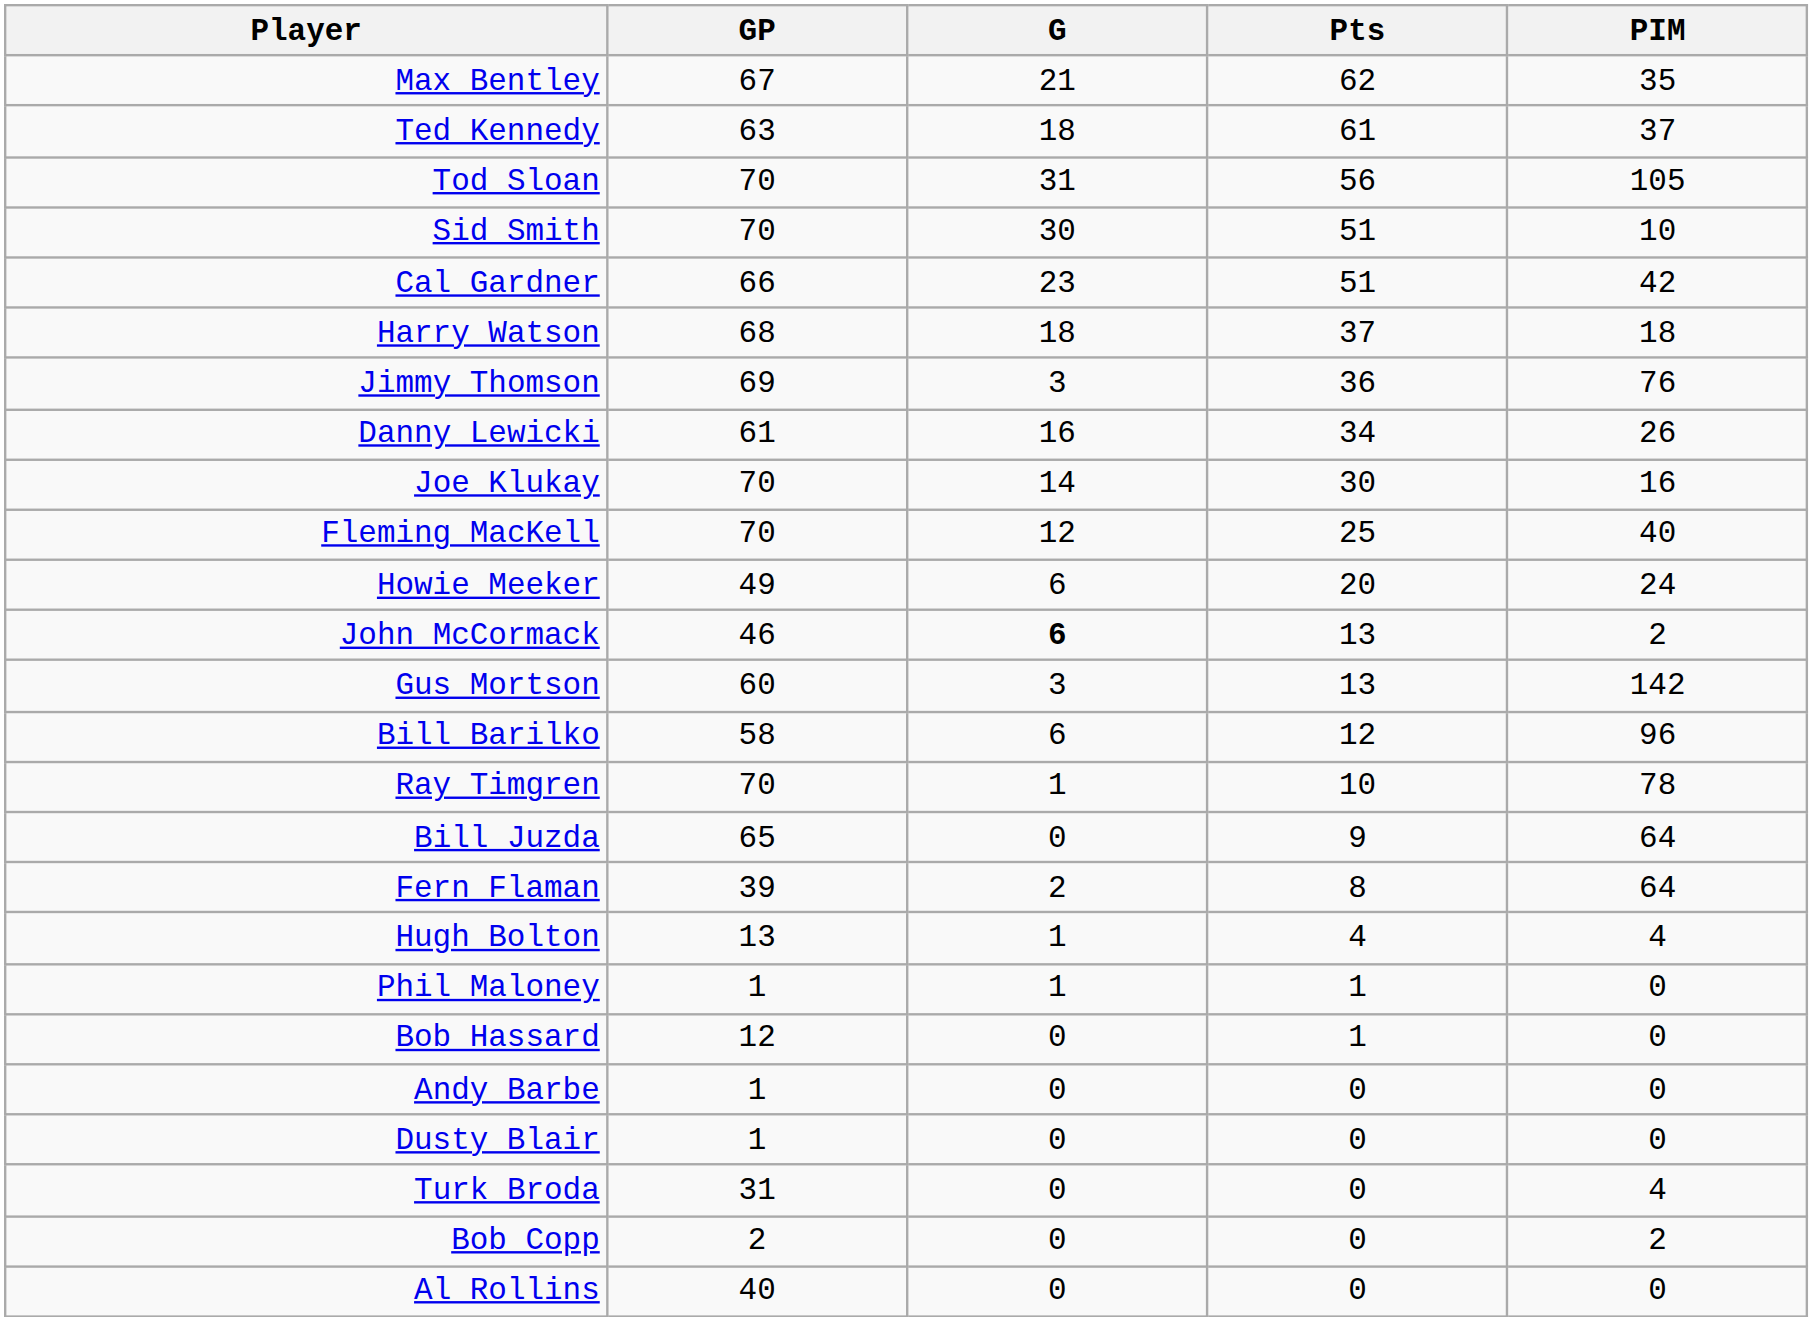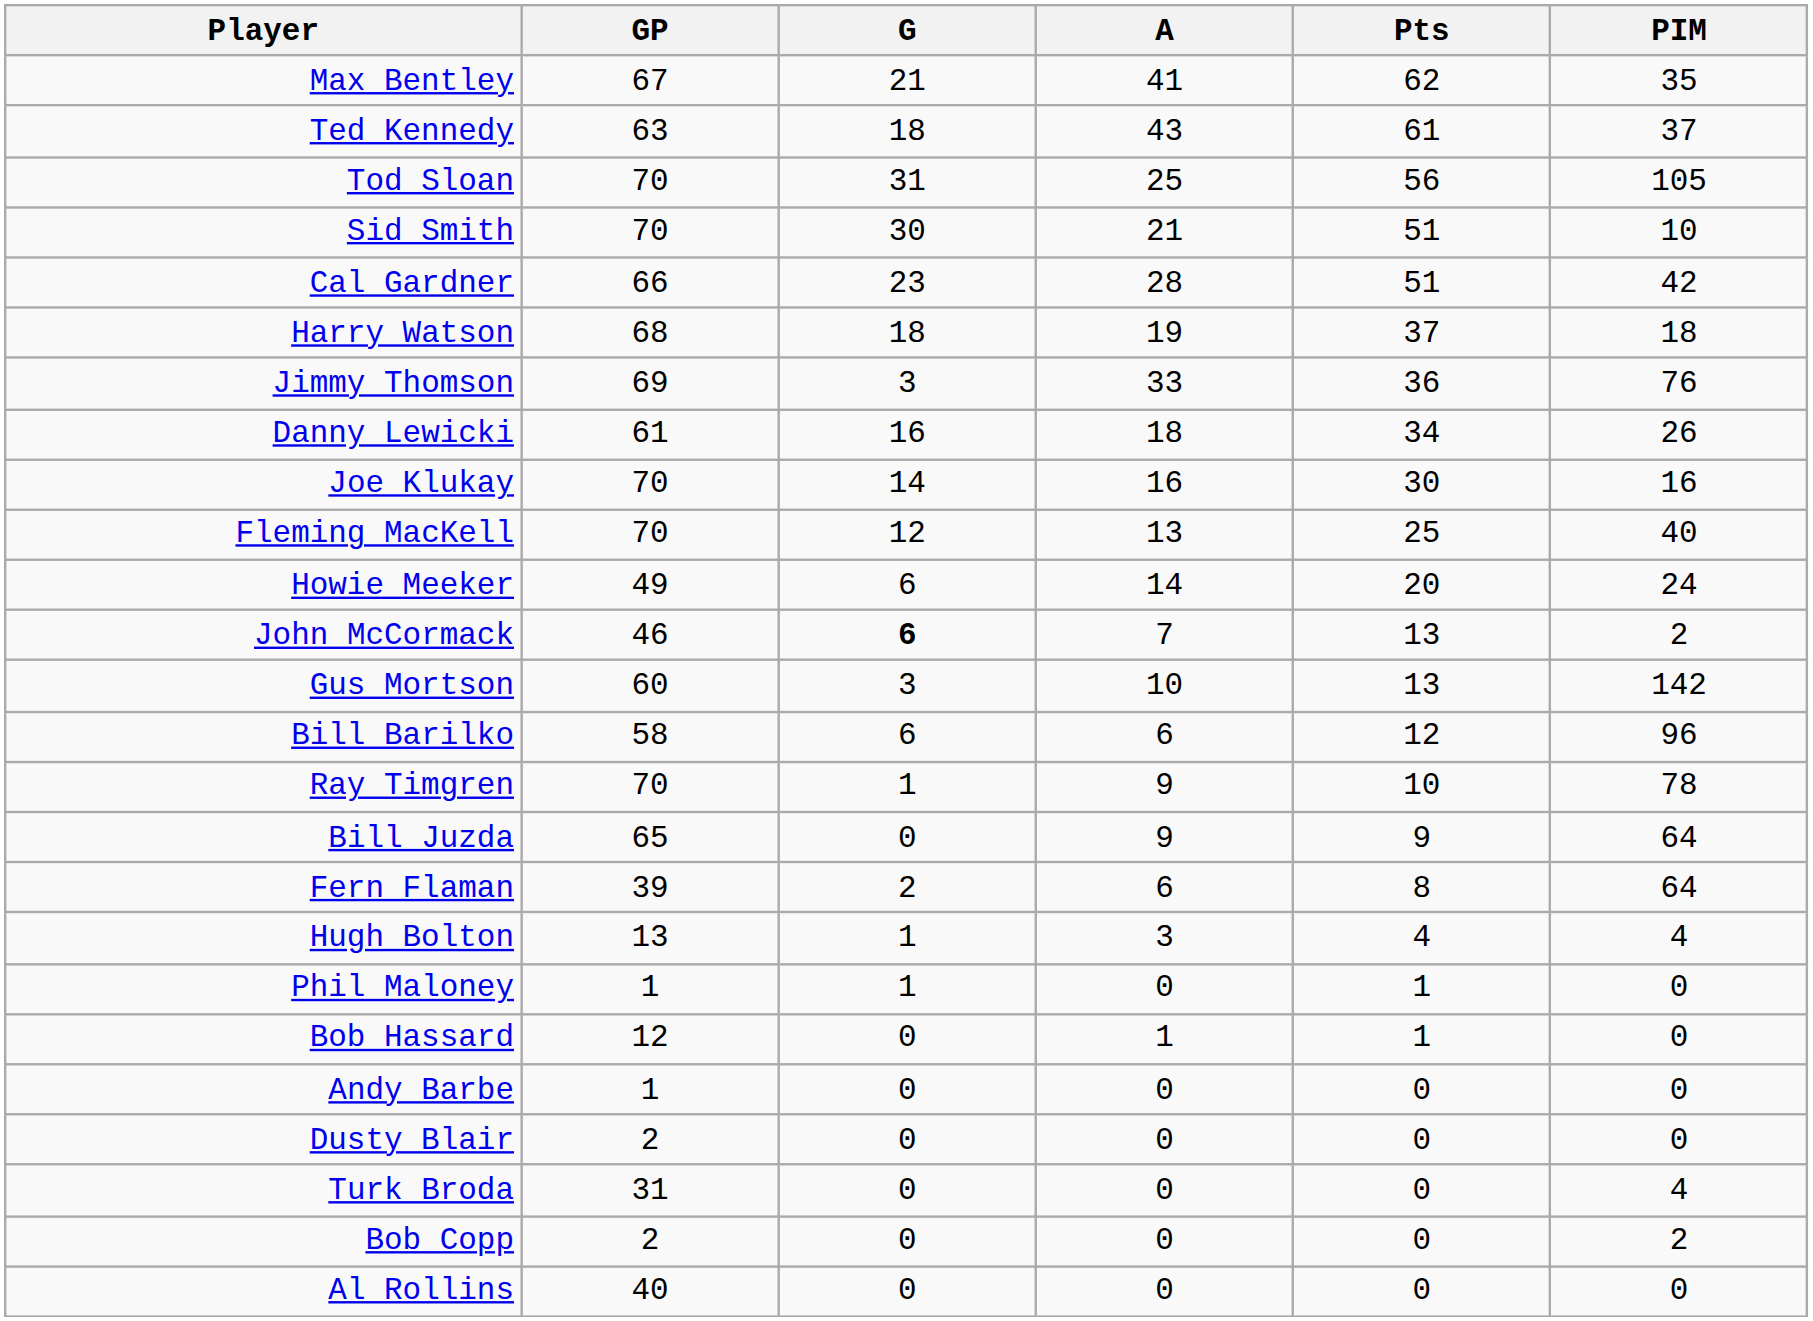+ column: (1165, 30)
(757, 1140) 1 -> (650, 1140) 2
